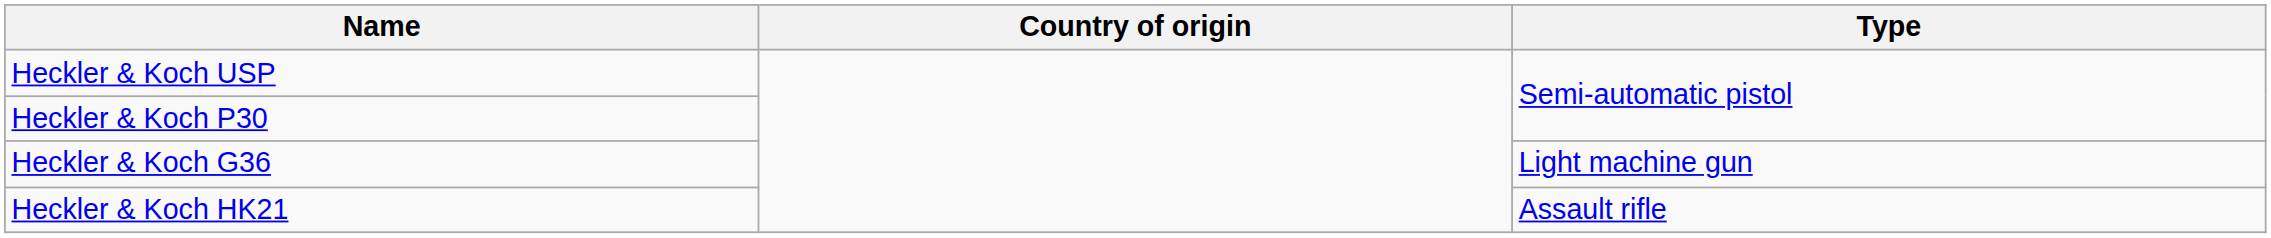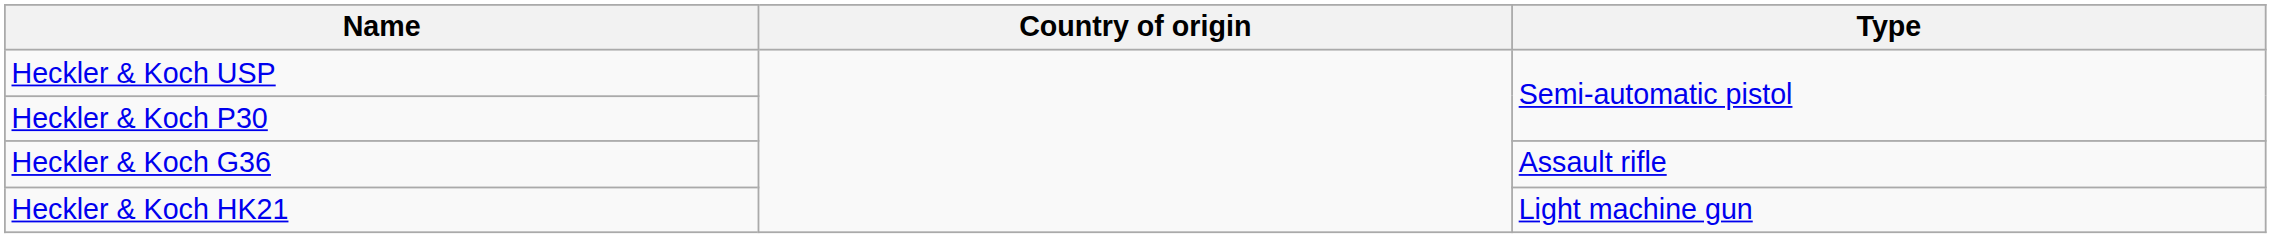(1636, 163) Light machine gun -> (1593, 163) Assault rifle
(1593, 208) Assault rifle -> (1636, 208) Light machine gun
